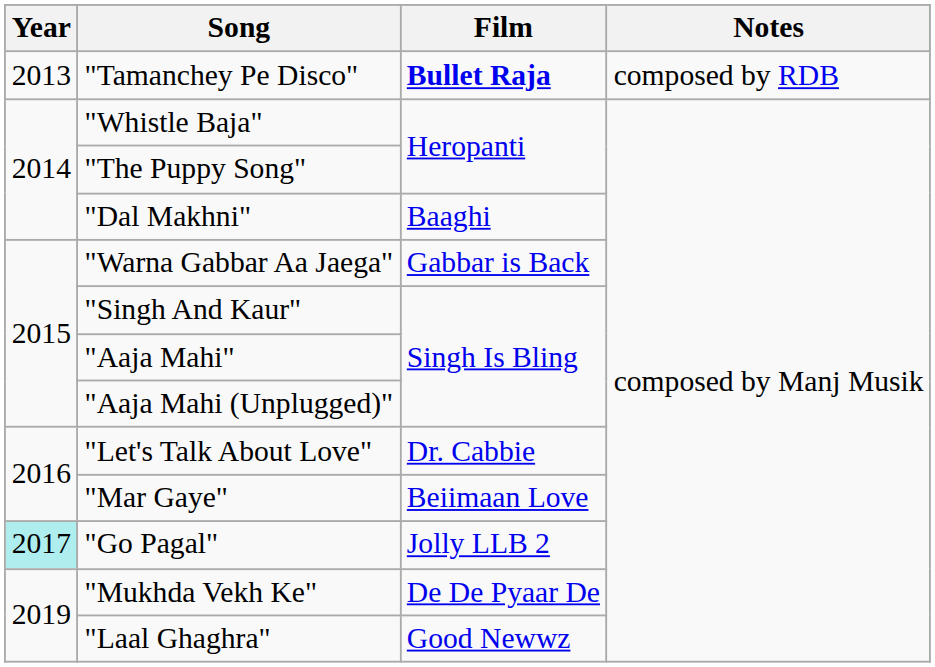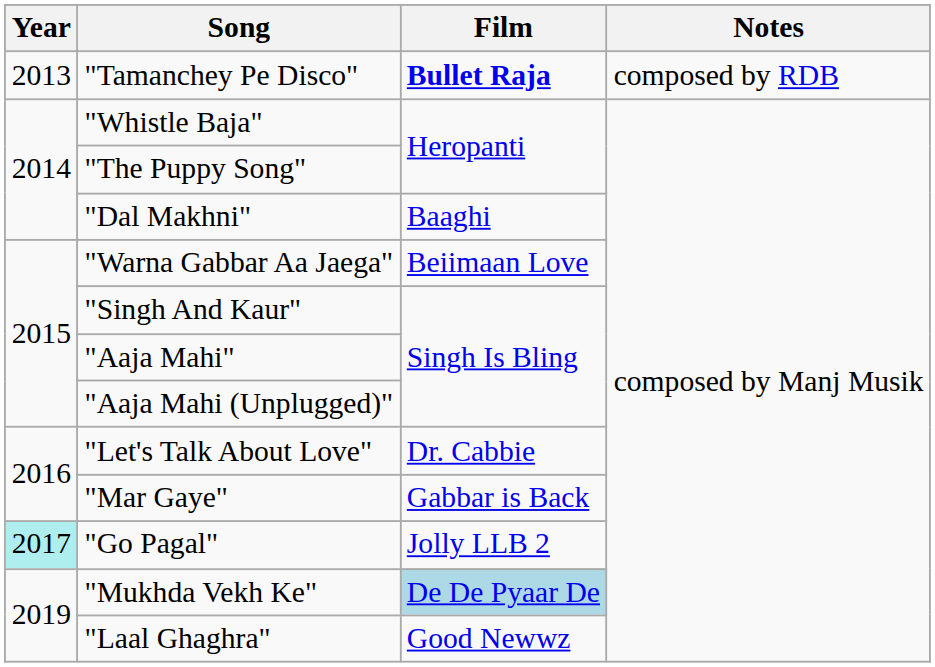(498, 262) Gabbar is Back -> (498, 262) Beiimaan Love
(498, 497) Beiimaan Love -> (498, 497) Gabbar is Back
(503, 591) no background -> (503, 591) lightblue background
